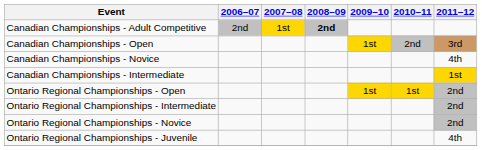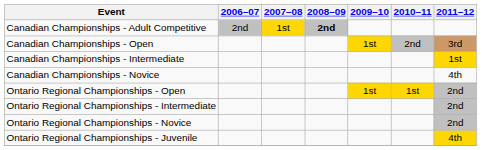rows swapped: (95, 75) <-> (83, 59)
(455, 138) no background -> (455, 138) gold background
